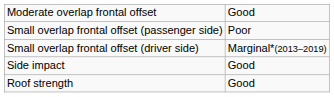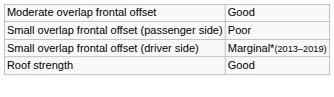- row: (36, 65)
